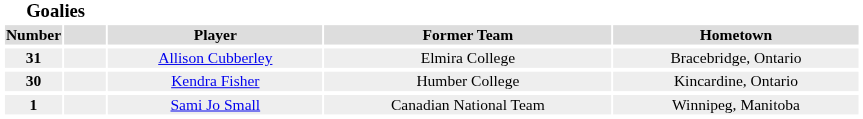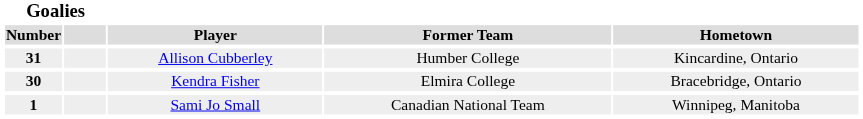(468, 58) Elmira College -> (468, 58) Humber College
(736, 58) Bracebridge, Ontario -> (736, 58) Kincardine, Ontario
(468, 81) Humber College -> (468, 81) Elmira College
(736, 81) Kincardine, Ontario -> (736, 81) Bracebridge, Ontario
